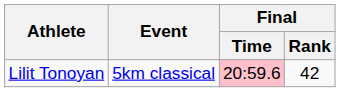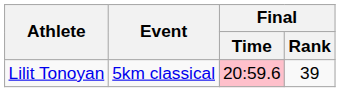(310, 73) 42 -> (310, 73) 39
